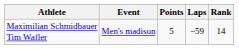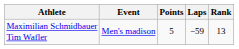(221, 32) 14 -> (221, 32) 13
